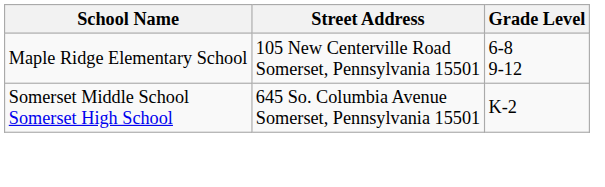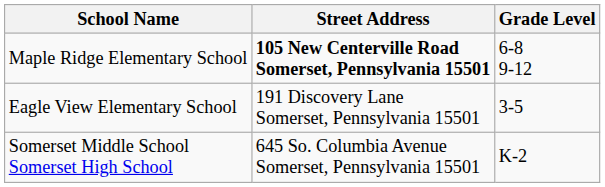(368, 58) normal -> (373, 58) bold
+ row: (123, 107)
